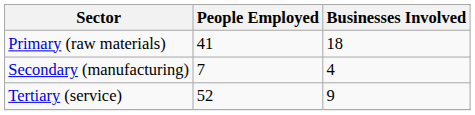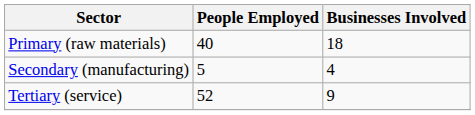(205, 43) 41 -> (205, 43) 40
(201, 69) 7 -> (201, 69) 5
